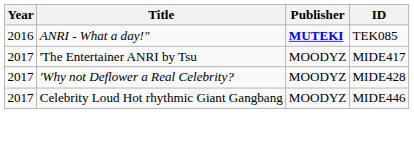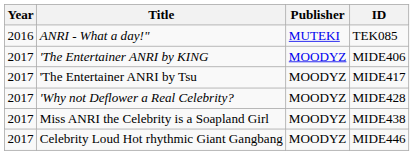(316, 35) bold -> (314, 35) normal
+ row: (124, 56)
+ row: (154, 118)
